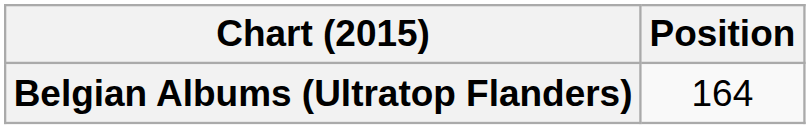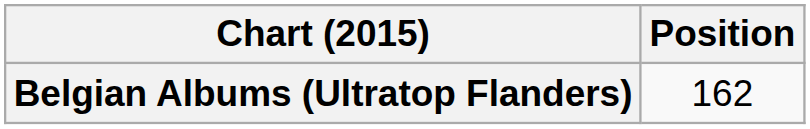(722, 92) 164 -> (722, 92) 162
